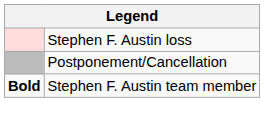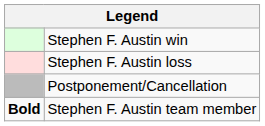+ row: (118, 40)
